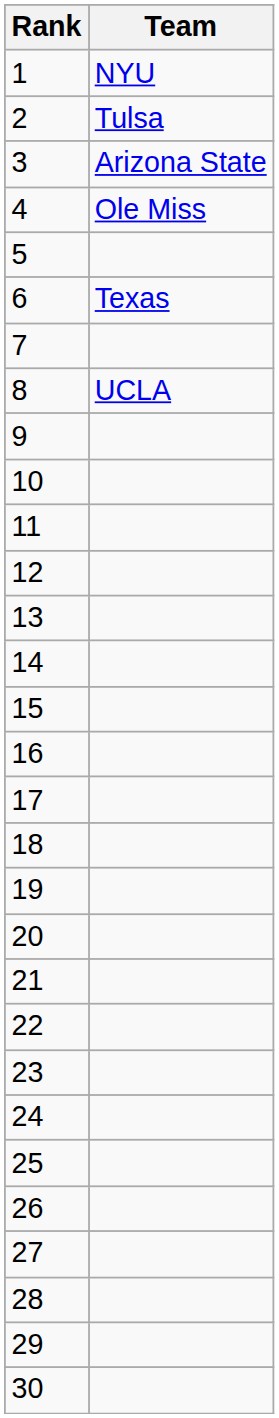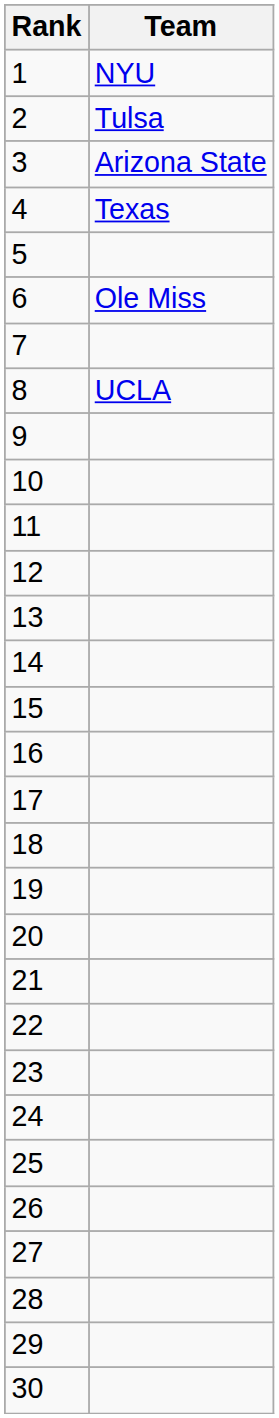(150, 208) Ole Miss -> (132, 208) Texas
(132, 299) Texas -> (150, 299) Ole Miss
